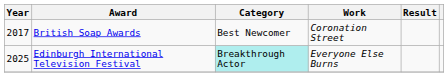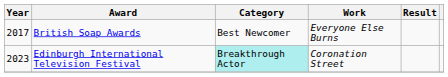(339, 33) Coronation Street -> (347, 33) Everyone Else Burns
(18, 59) 2025 -> (18, 59) 2023
(347, 59) Everyone Else Burns -> (339, 59) Coronation Street
